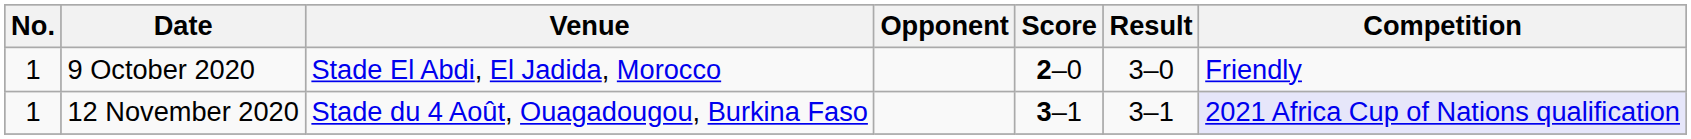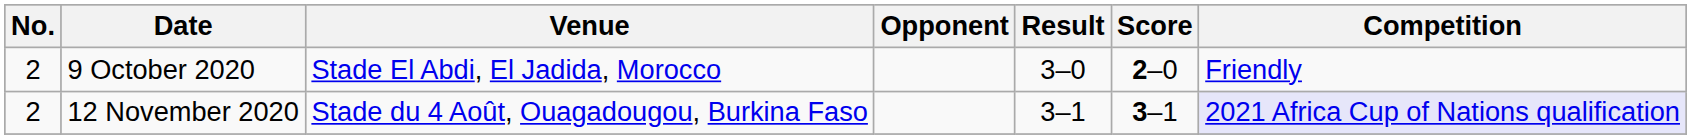columns swapped: (1059, 26) <-> (1151, 26)
(33, 69) 1 -> (33, 69) 2
(33, 112) 1 -> (33, 112) 2
